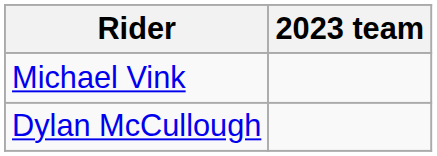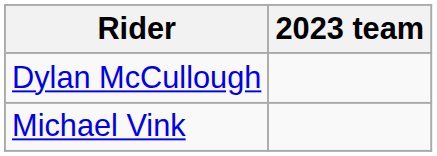rows swapped: (137, 126) <-> (99, 77)
